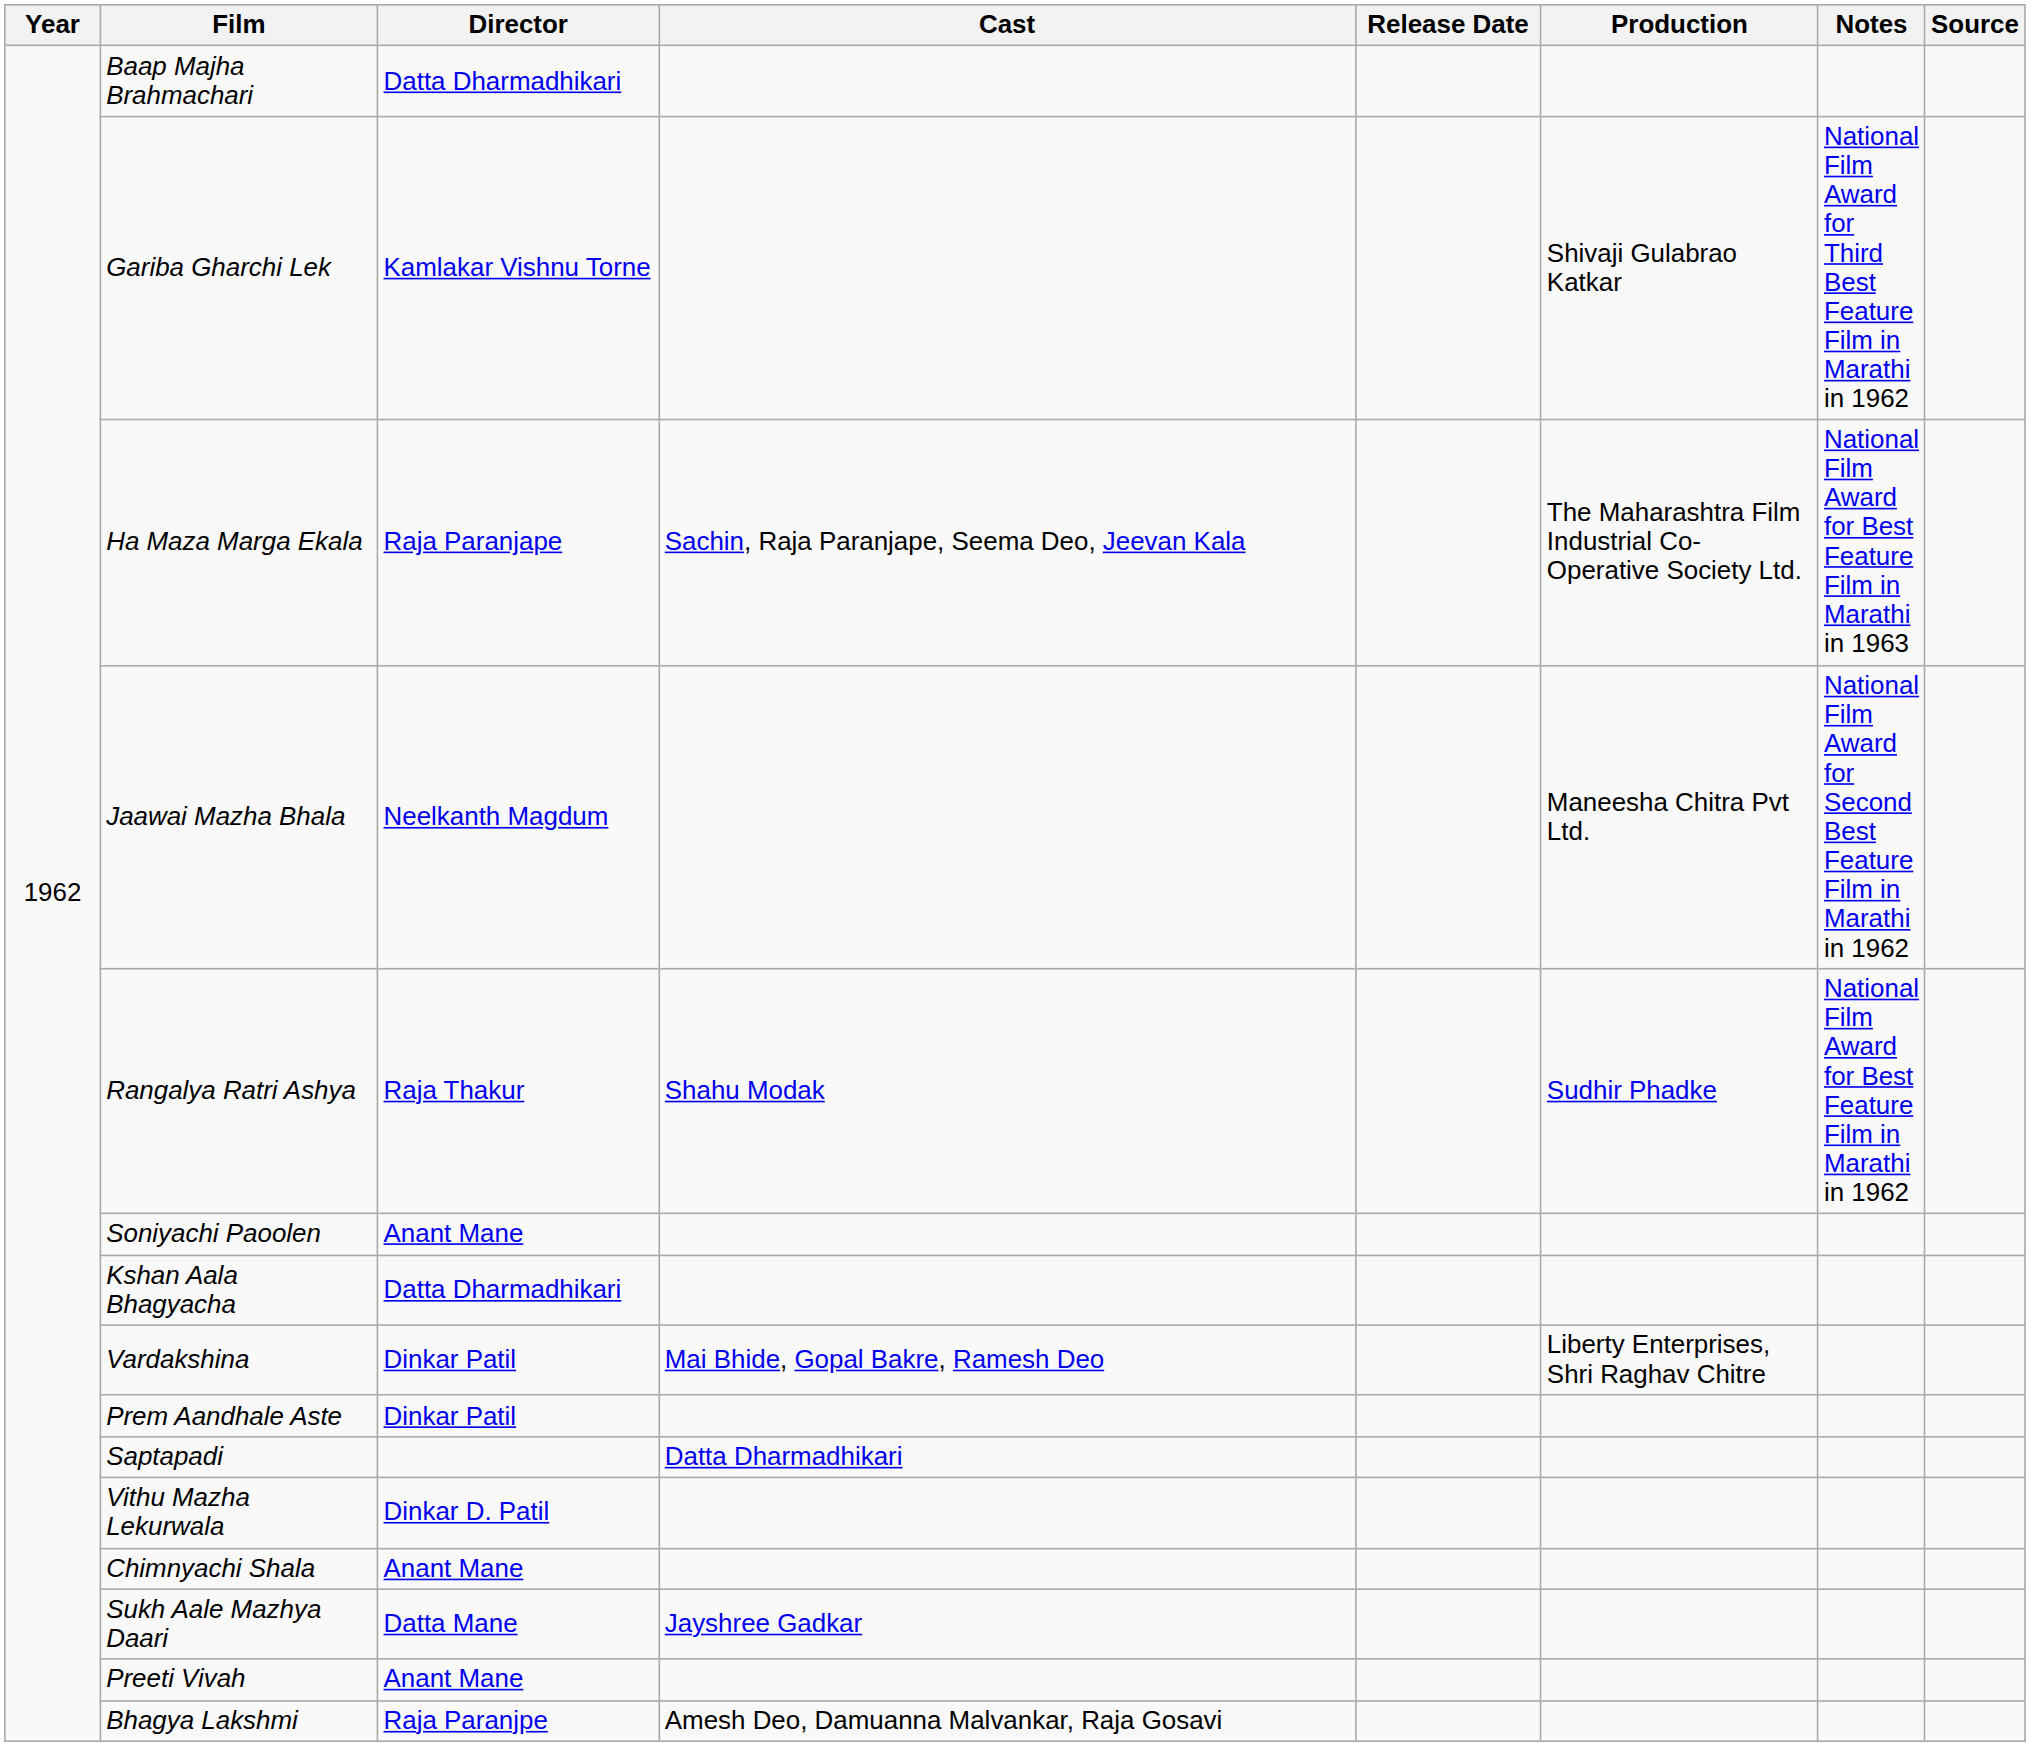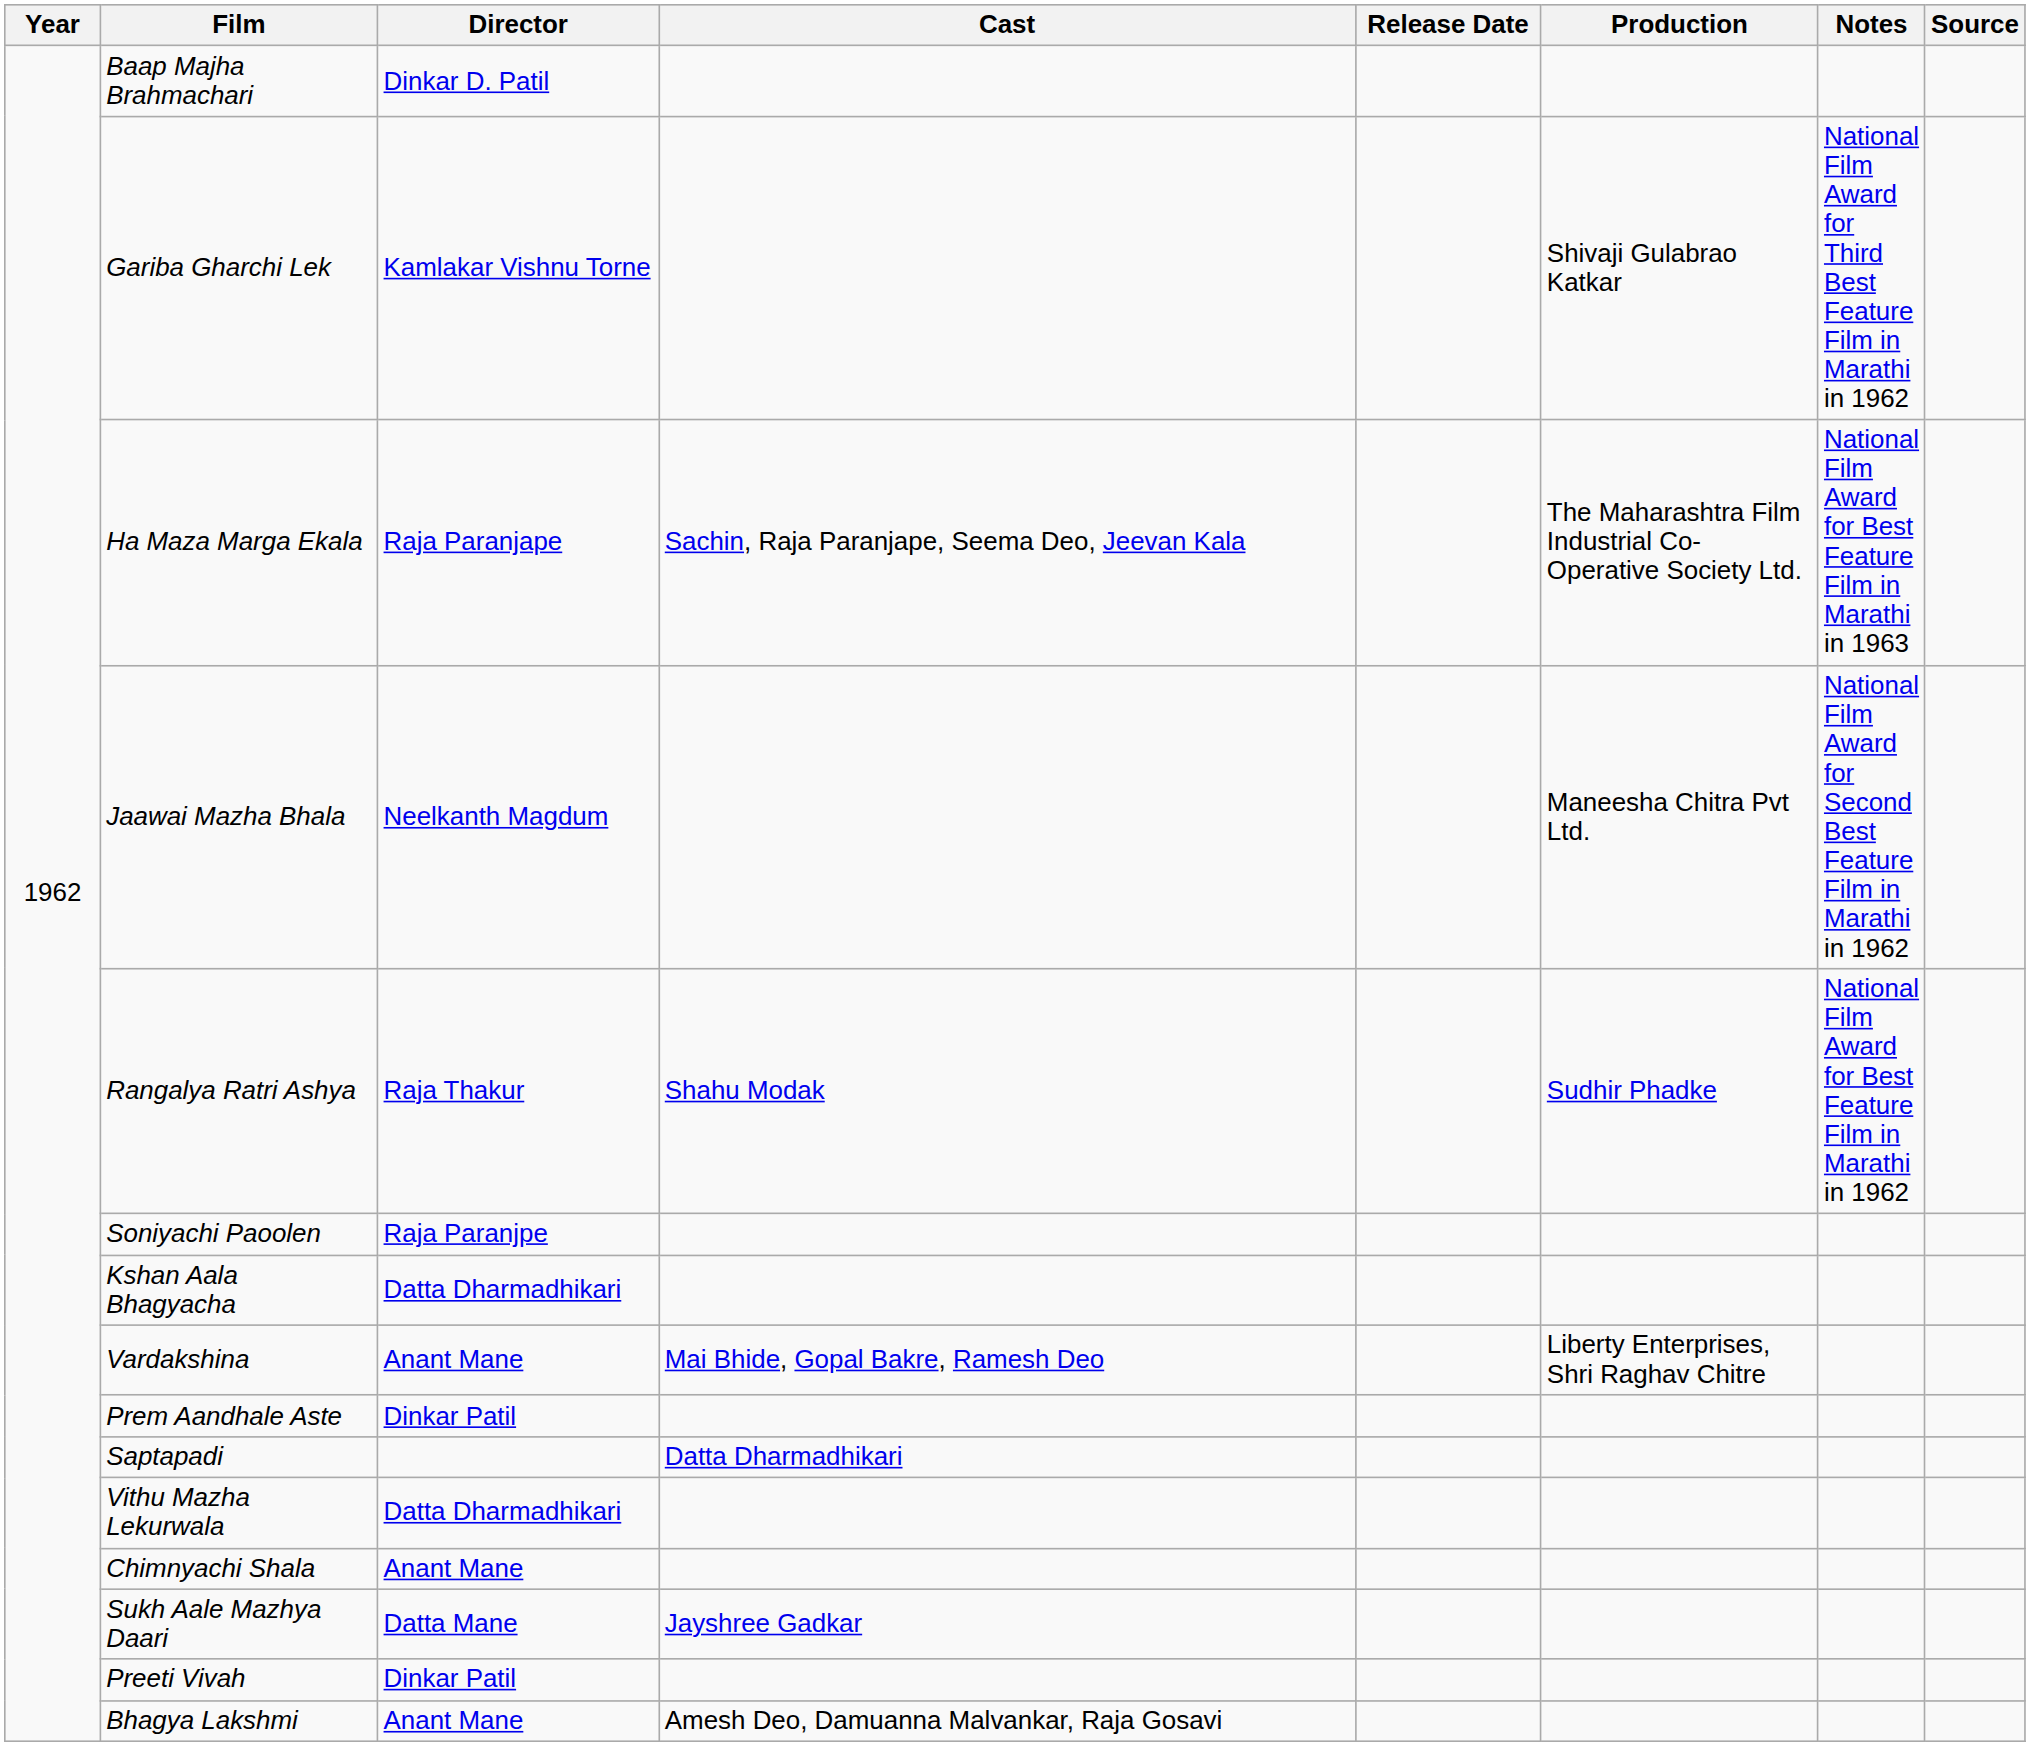(502, 80) Datta Dharmadhikari -> (466, 80) Dinkar D. Patil
(453, 1233) Anant Mane -> (466, 1233) Raja Paranjpe
(450, 1359) Dinkar Patil -> (453, 1359) Anant Mane
(466, 1512) Dinkar D. Patil -> (502, 1512) Datta Dharmadhikari
(453, 1679) Anant Mane -> (450, 1679) Dinkar Patil
(466, 1720) Raja Paranjpe -> (453, 1720) Anant Mane
